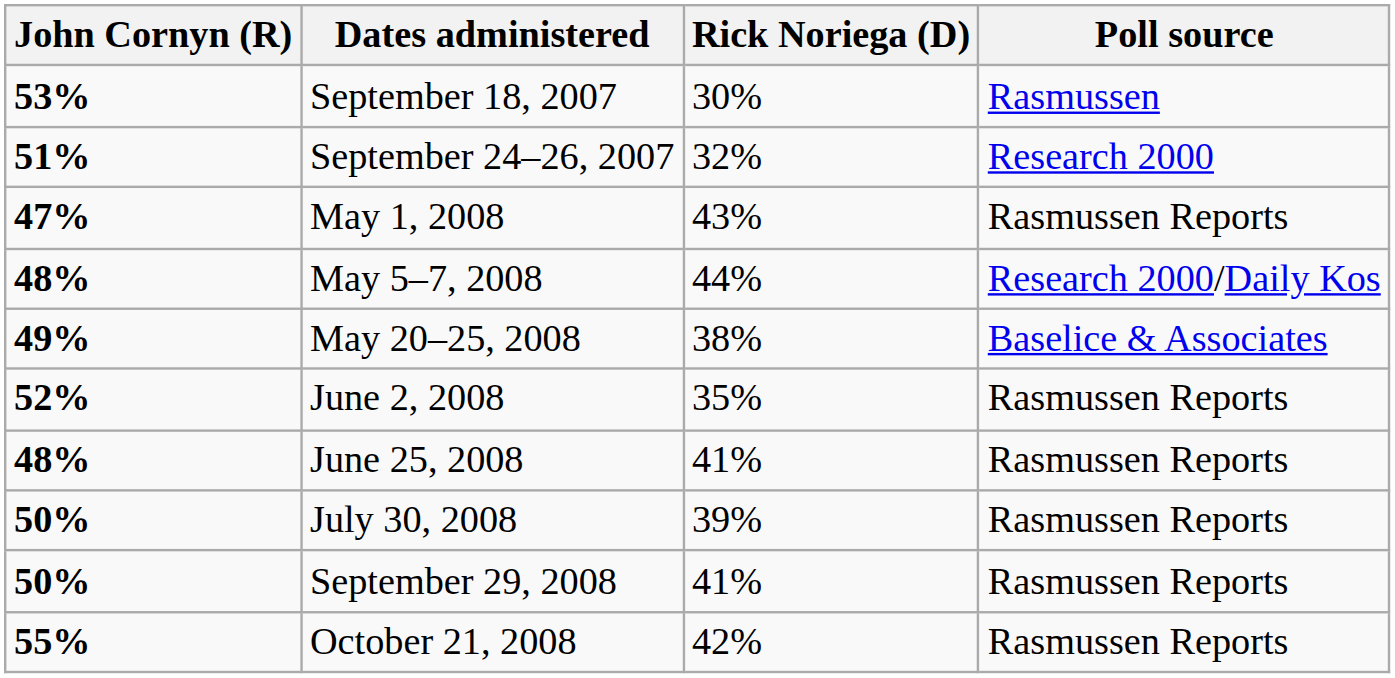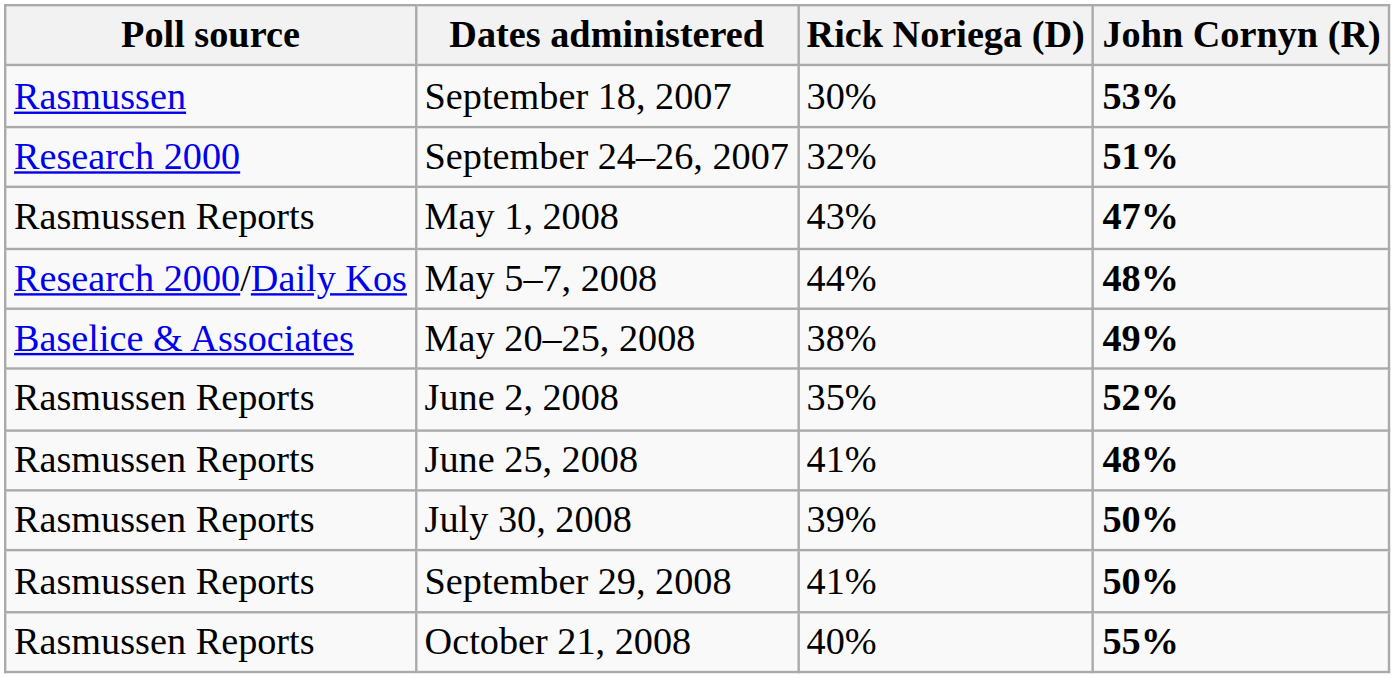columns swapped: (1184, 34) <-> (153, 34)
(727, 641) 42% -> (842, 641) 40%
